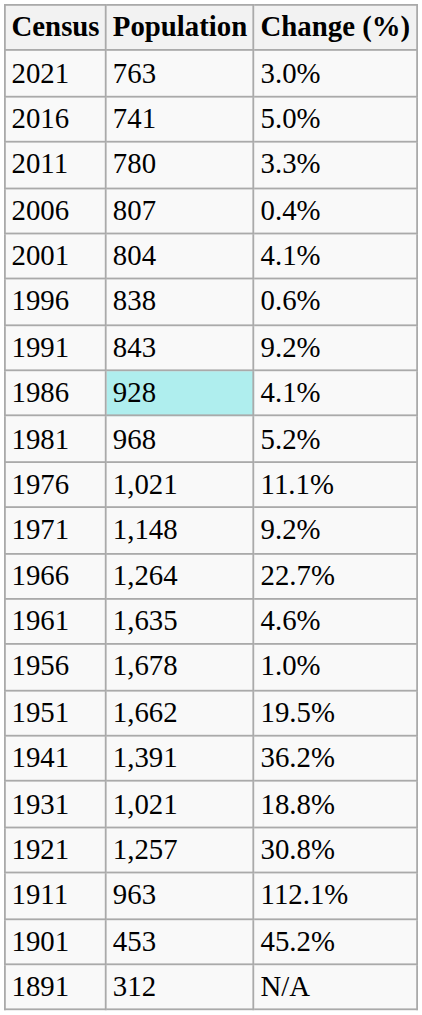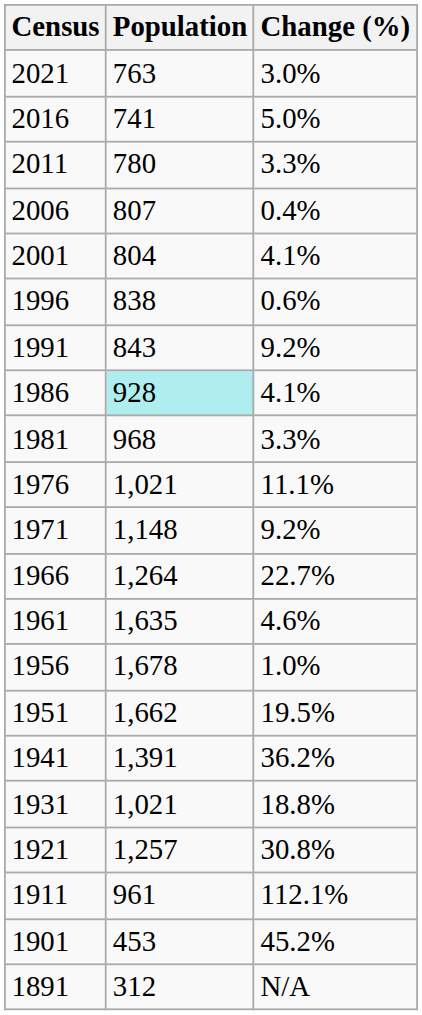(291, 438) 5.2% -> (291, 438) 3.3%
(134, 895) 963 -> (134, 895) 961
